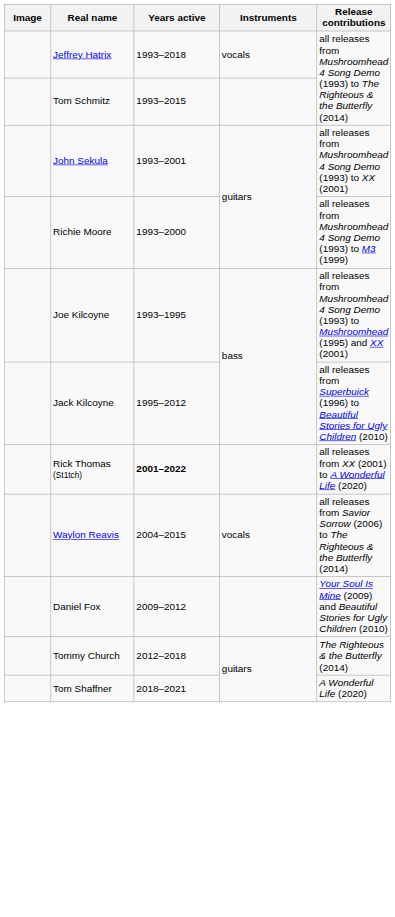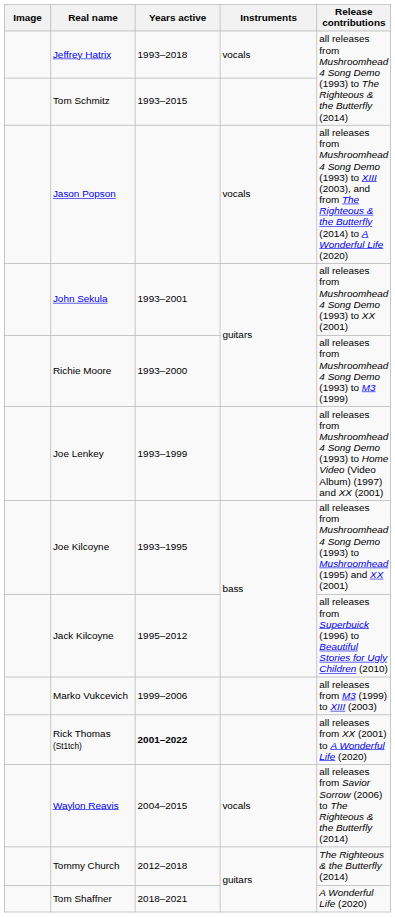+ row: (84, 194)
+ row: (78, 453)
+ row: (90, 696)
- row: (77, 606)
